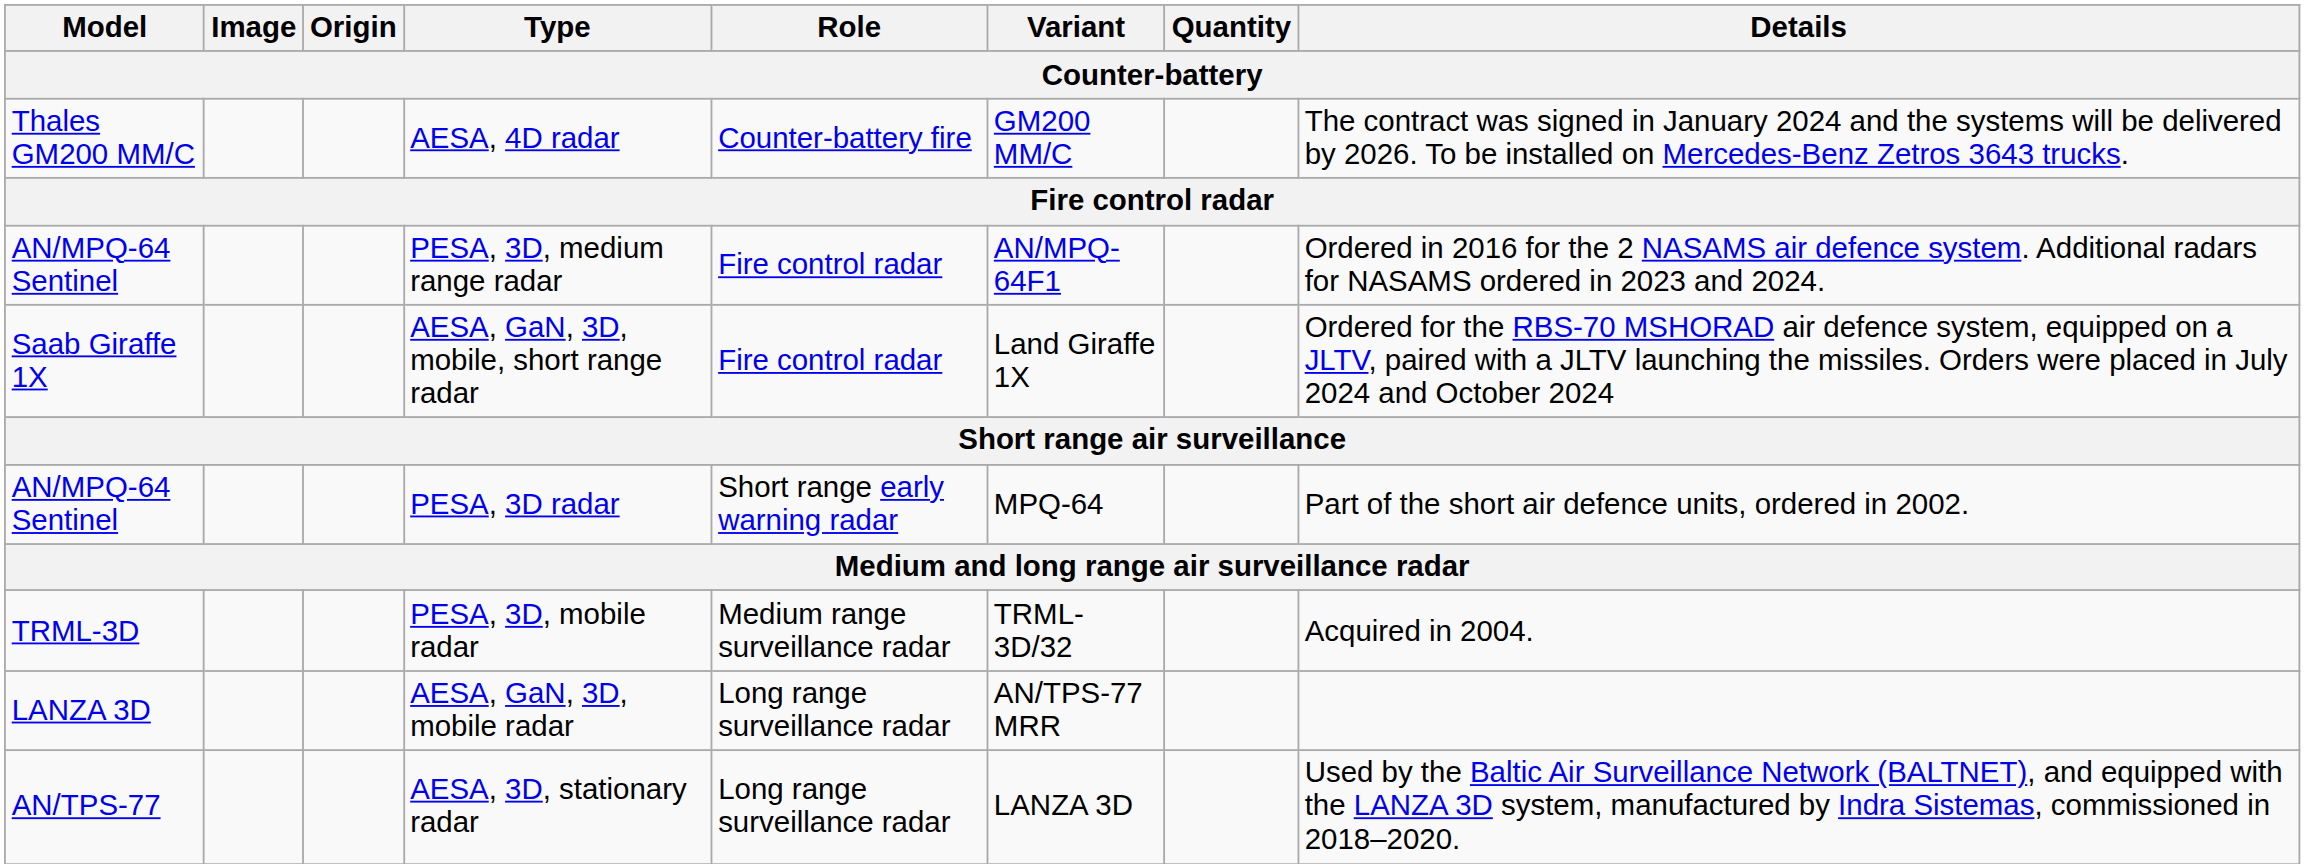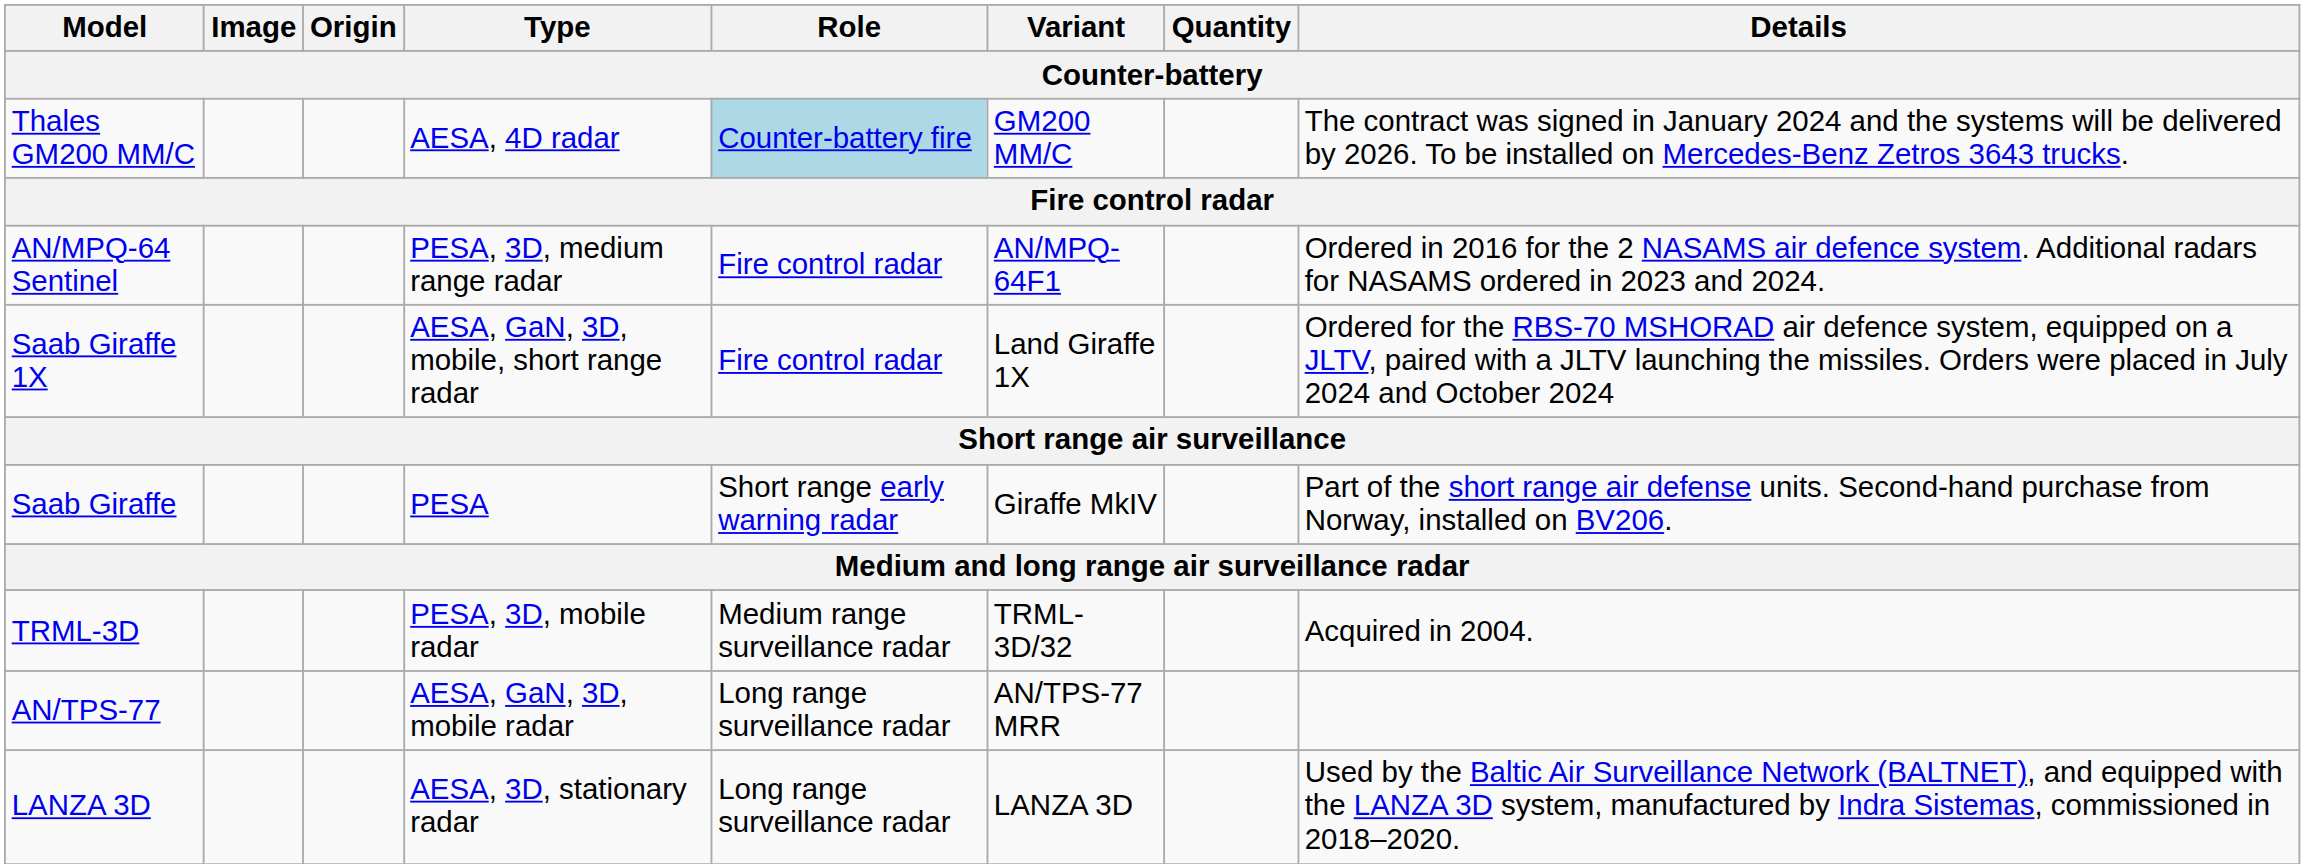(845, 137) no background -> (845, 137) lightblue background
- row: (515, 503)
+ row: (449, 503)
(81, 710) LANZA 3D -> (86, 710) AN/TPS-77
(86, 806) AN/TPS-77 -> (81, 806) LANZA 3D
